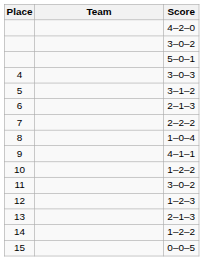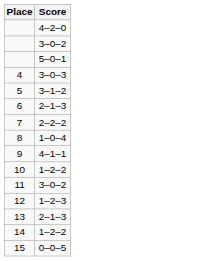- column: (99, 12)
